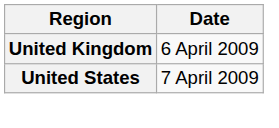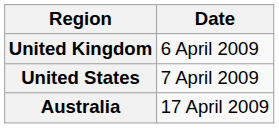+ row: (81, 107)
